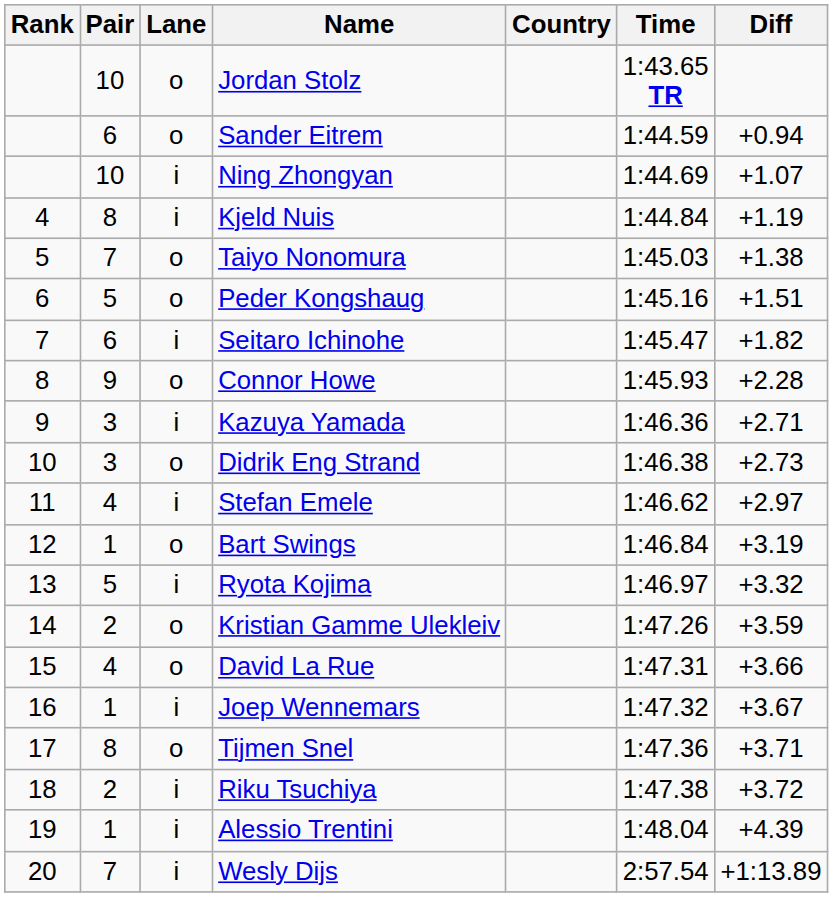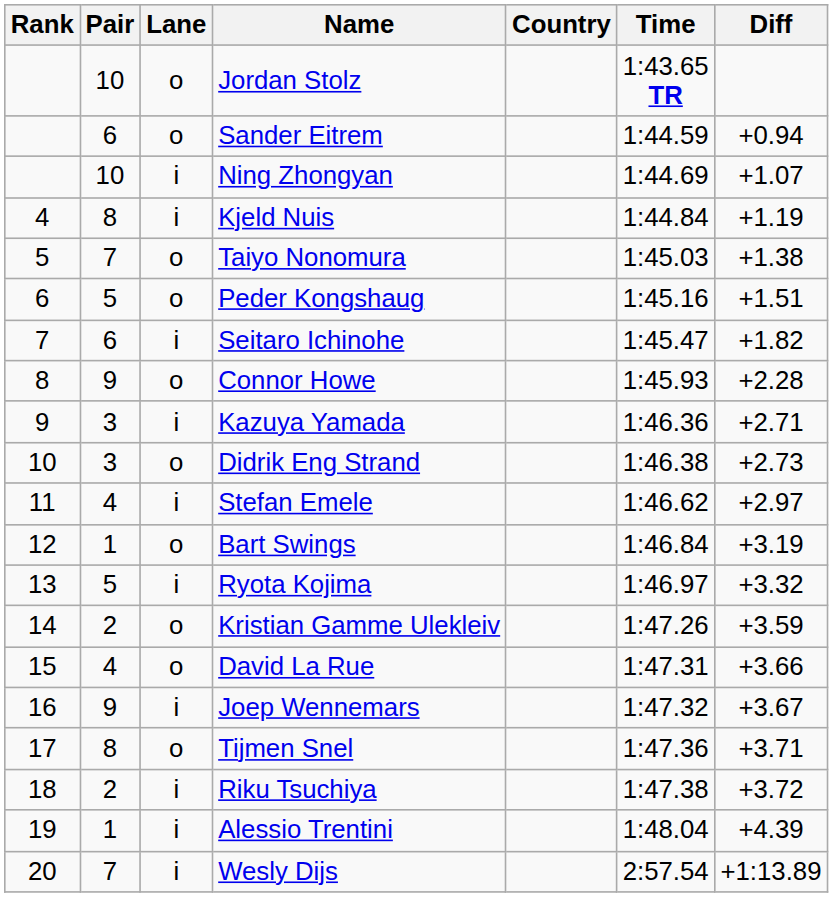(110, 707) 1 -> (110, 707) 9
